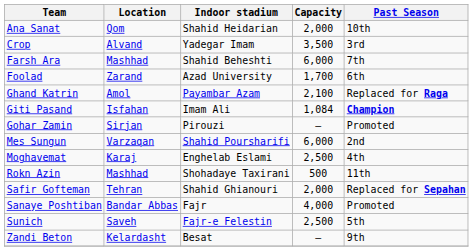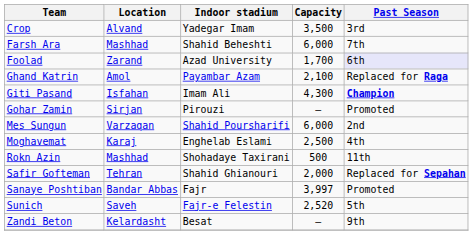- row: (34, 29)
(356, 77) no background -> (356, 61) lavender background
(318, 109) 1,084 -> (318, 93) 4,300
(318, 206) 4,000 -> (318, 190) 3,997
(318, 222) 2,500 -> (318, 206) 2,520
